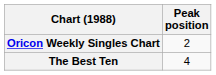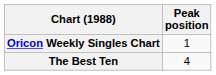(187, 43) 2 -> (187, 43) 1
